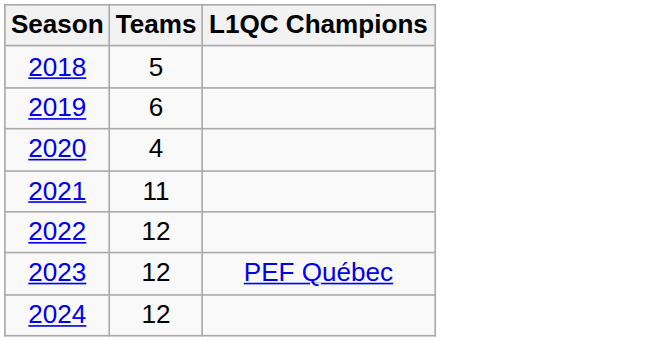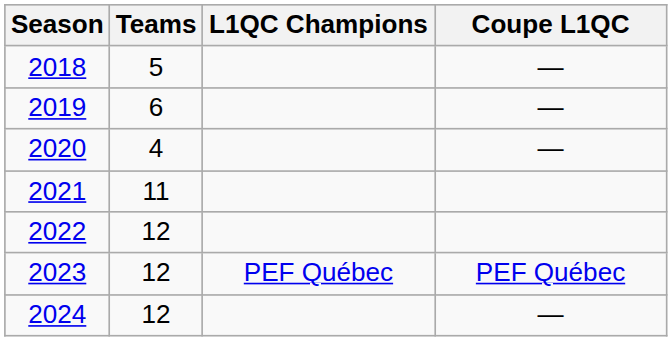+ column: (551, 25)
